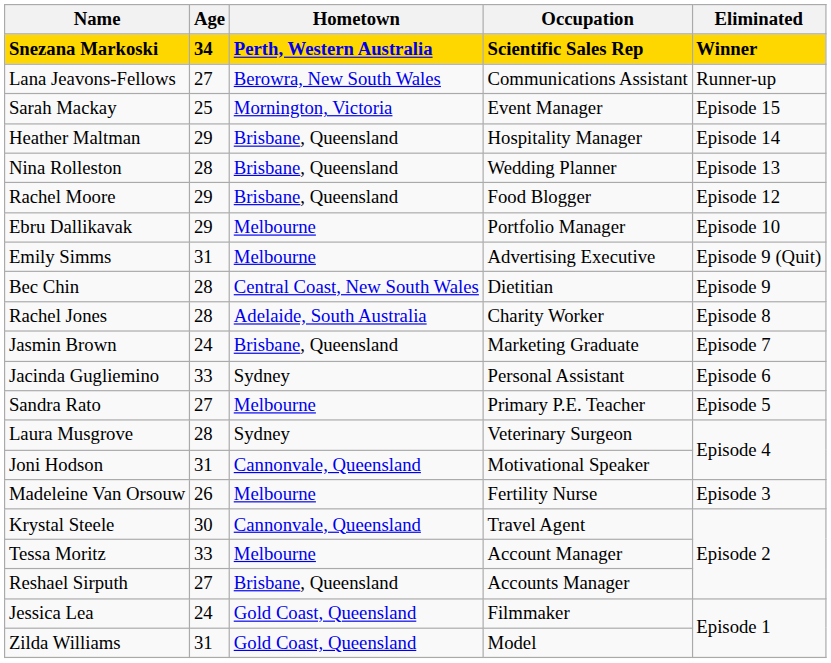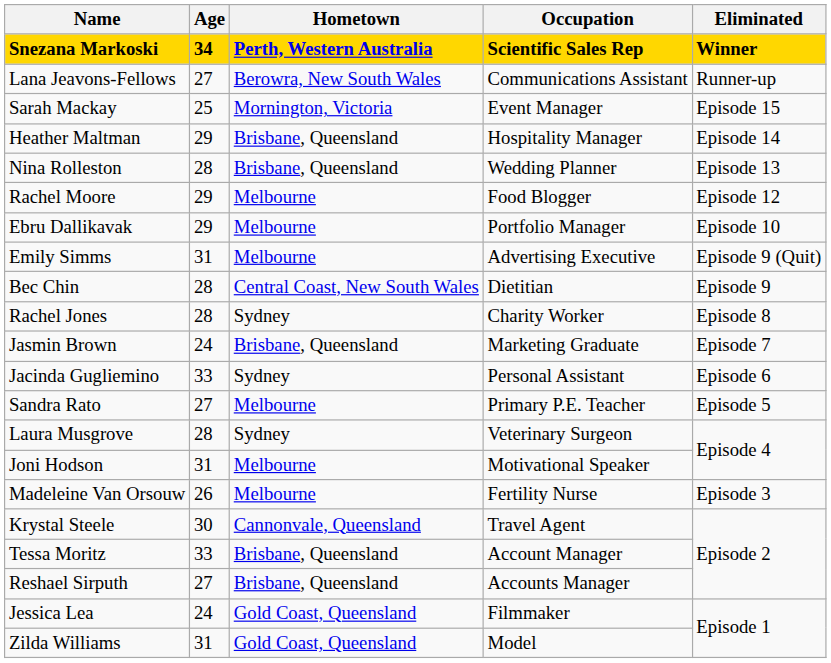(316, 197) Brisbane, Queensland -> (275, 197) Melbourne
(330, 316) Adelaide, South Australia -> (262, 316) Sydney
(327, 464) Cannonvale, Queensland -> (275, 464) Melbourne
(275, 553) Melbourne -> (316, 553) Brisbane, Queensland
